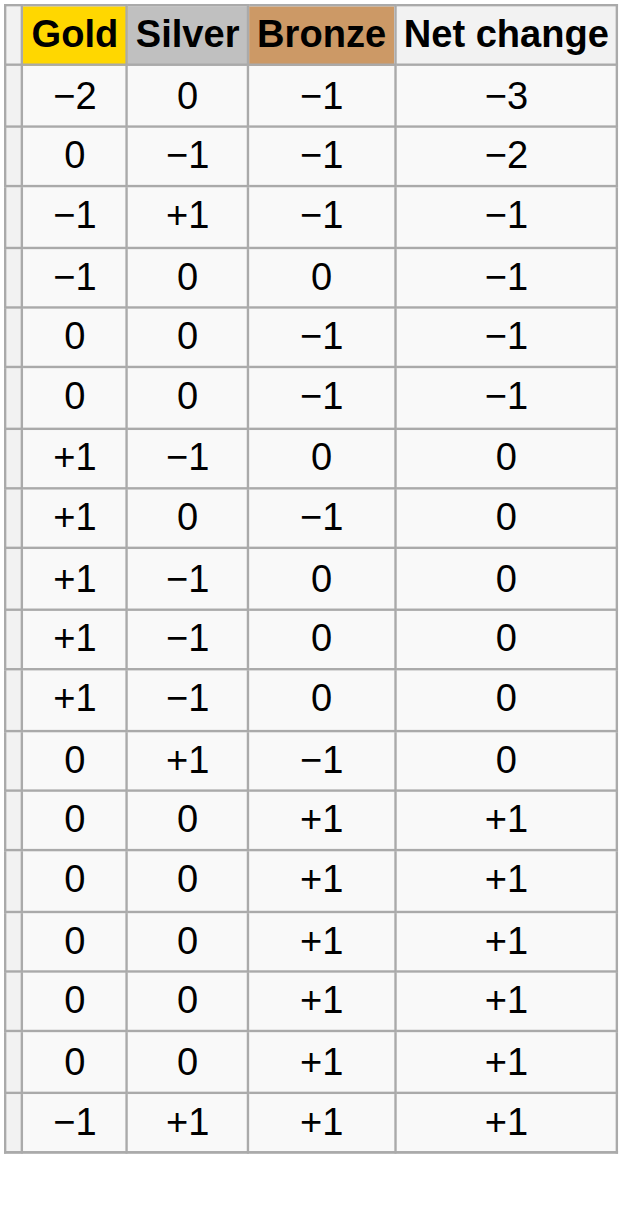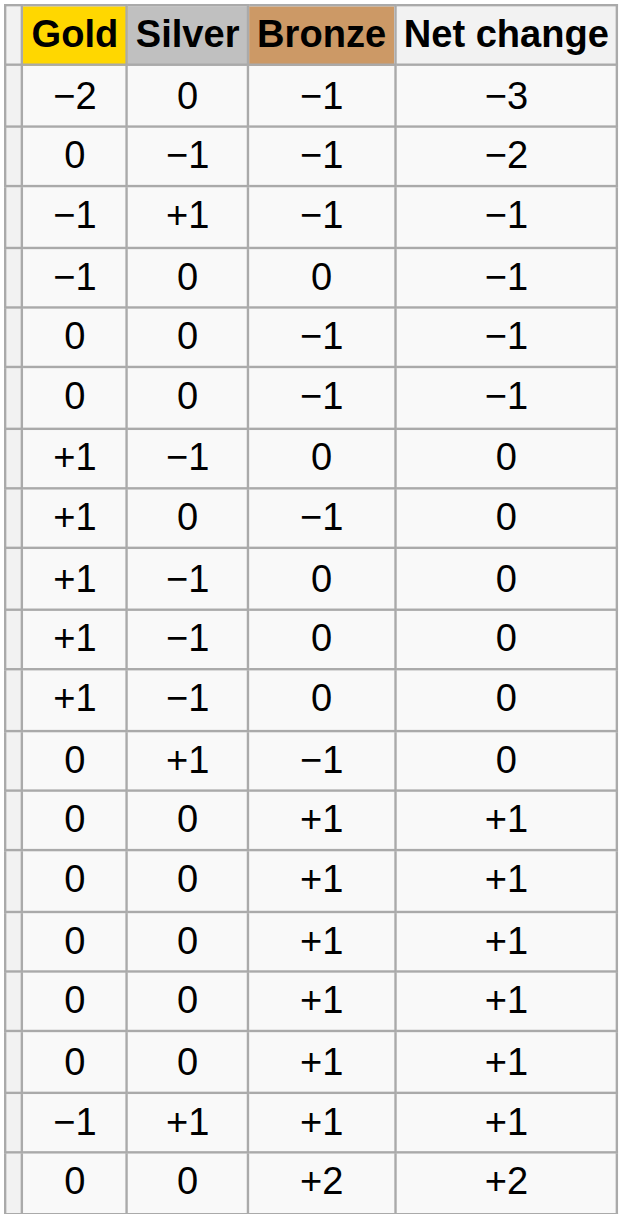+ row: (75, 1182)
